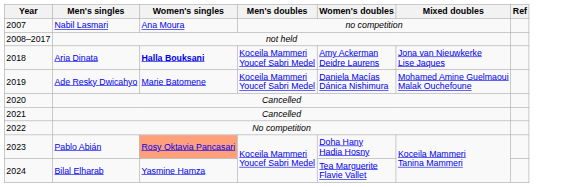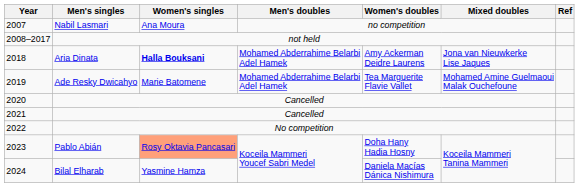(277, 58) Koceila Mammeri Youcef Sabri Medel -> (300, 58) Mohamed Abderrahime Belarbi Adel Hamek
(277, 82) Koceila Mammeri Youcef Sabri Medel -> (300, 82) Mohamed Abderrahime Belarbi Adel Hamek
(354, 82) Daniela Macías Dánica Nishimura -> (394, 82) Tea Marguerite Flavie Vallet
(348, 171) Tea Marguerite Flavie Vallet -> (399, 171) Daniela Macías Dánica Nishimura
